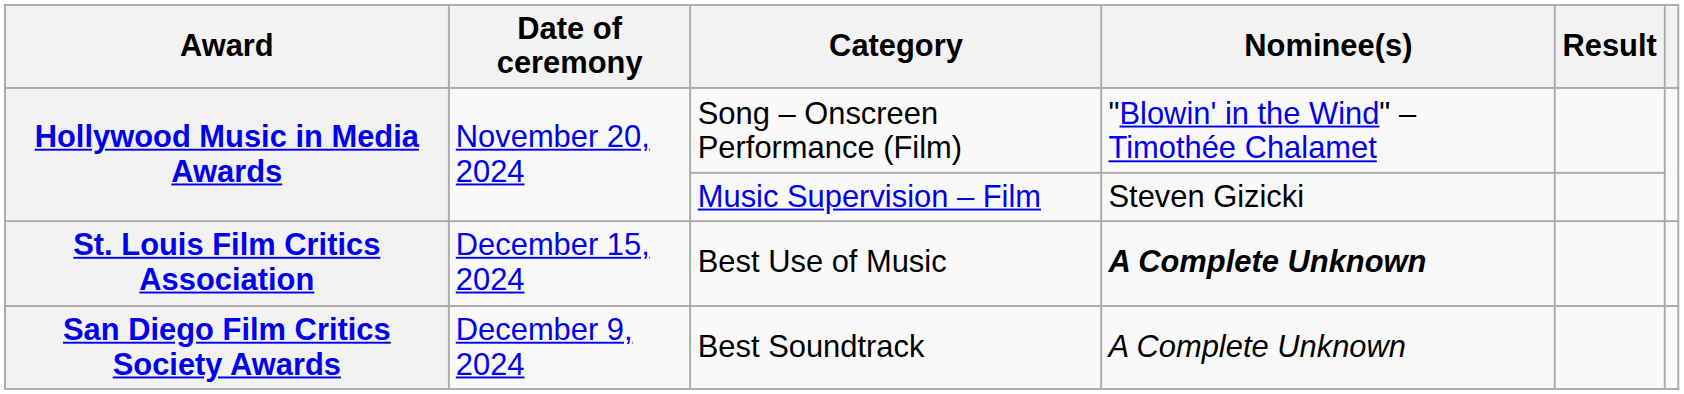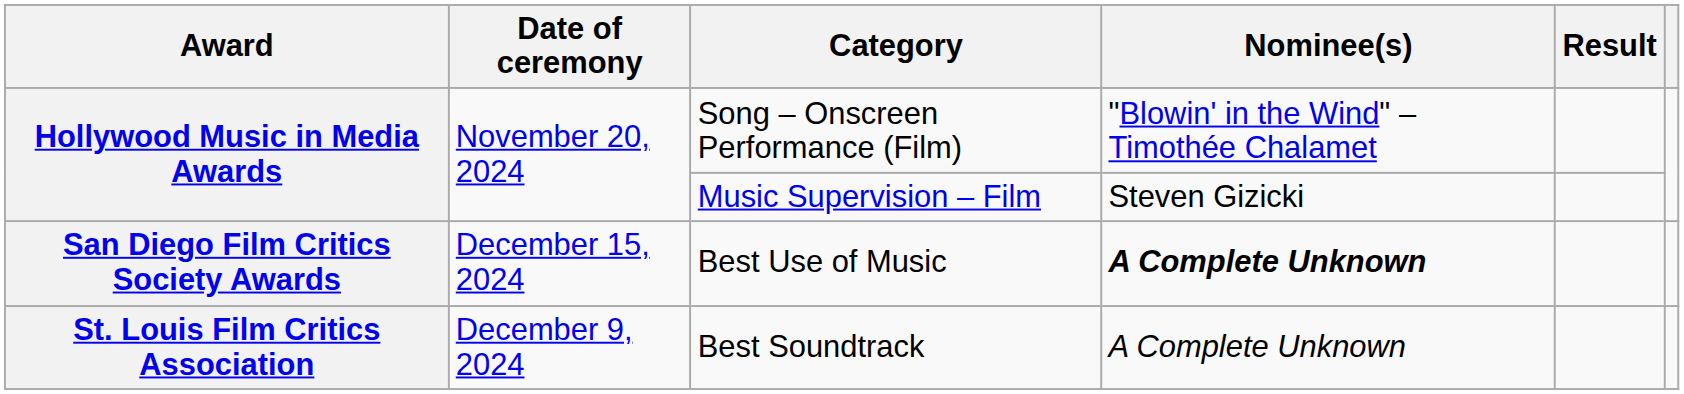(227, 262) St. Louis Film Critics Association -> (227, 262) San Diego Film Critics Society Awards
(227, 346) San Diego Film Critics Society Awards -> (227, 346) St. Louis Film Critics Association
